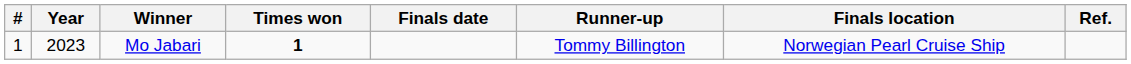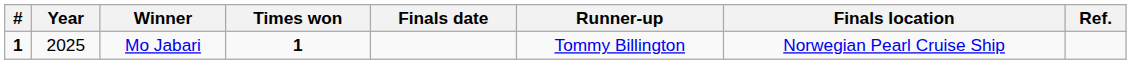(18, 45) normal -> (18, 45) bold
(66, 45) 2023 -> (66, 45) 2025
